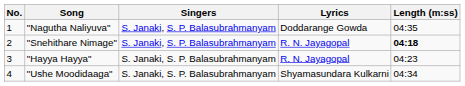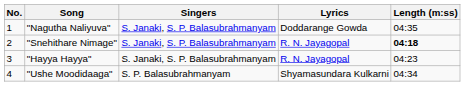(199, 74) S. Janaki, S. P. Balasubrahmanyam -> (176, 74) S. P. Balasubrahmanyam
